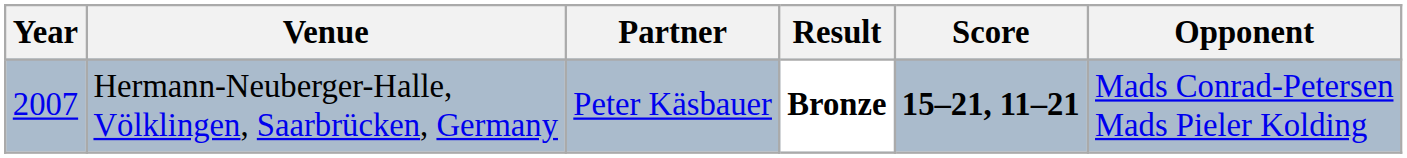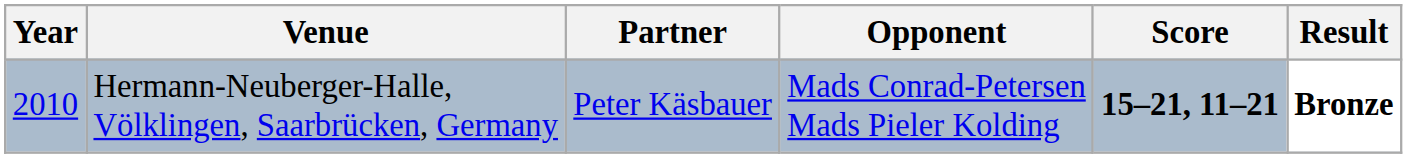columns swapped: (1244, 31) <-> (837, 31)
(45, 105) 2007 -> (45, 105) 2010
